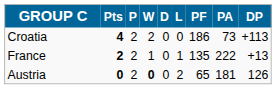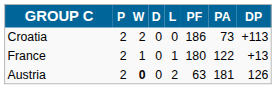- column: (113, 16)
(199, 55) 135 -> (196, 55) 180
(226, 55) 222 -> (224, 55) 122
(203, 74) 65 -> (199, 74) 63
